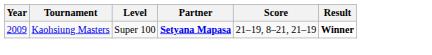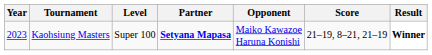+ column: (269, 13)
(17, 29) 2009 -> (17, 35) 2023
